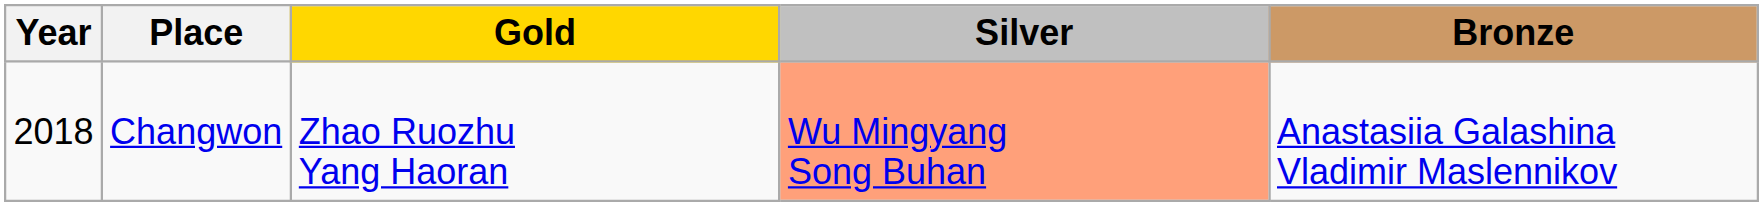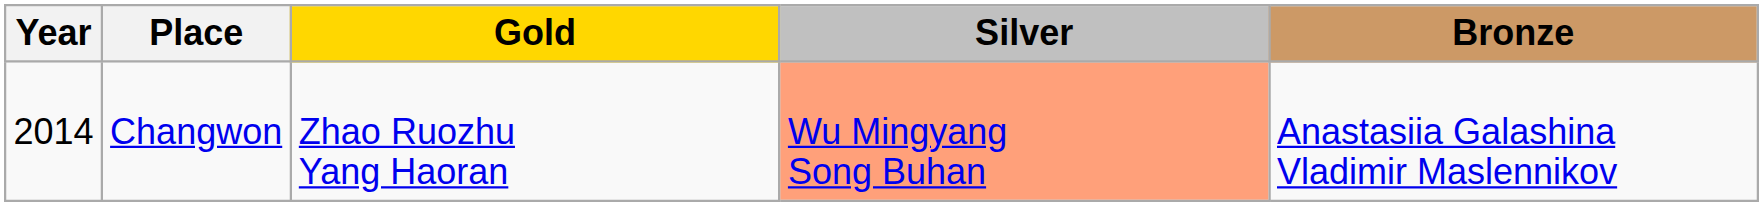(53, 130) 2018 -> (53, 130) 2014
